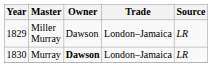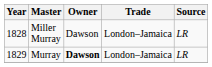(17, 33) 1829 -> (17, 33) 1828
(17, 54) 1830 -> (17, 54) 1829
